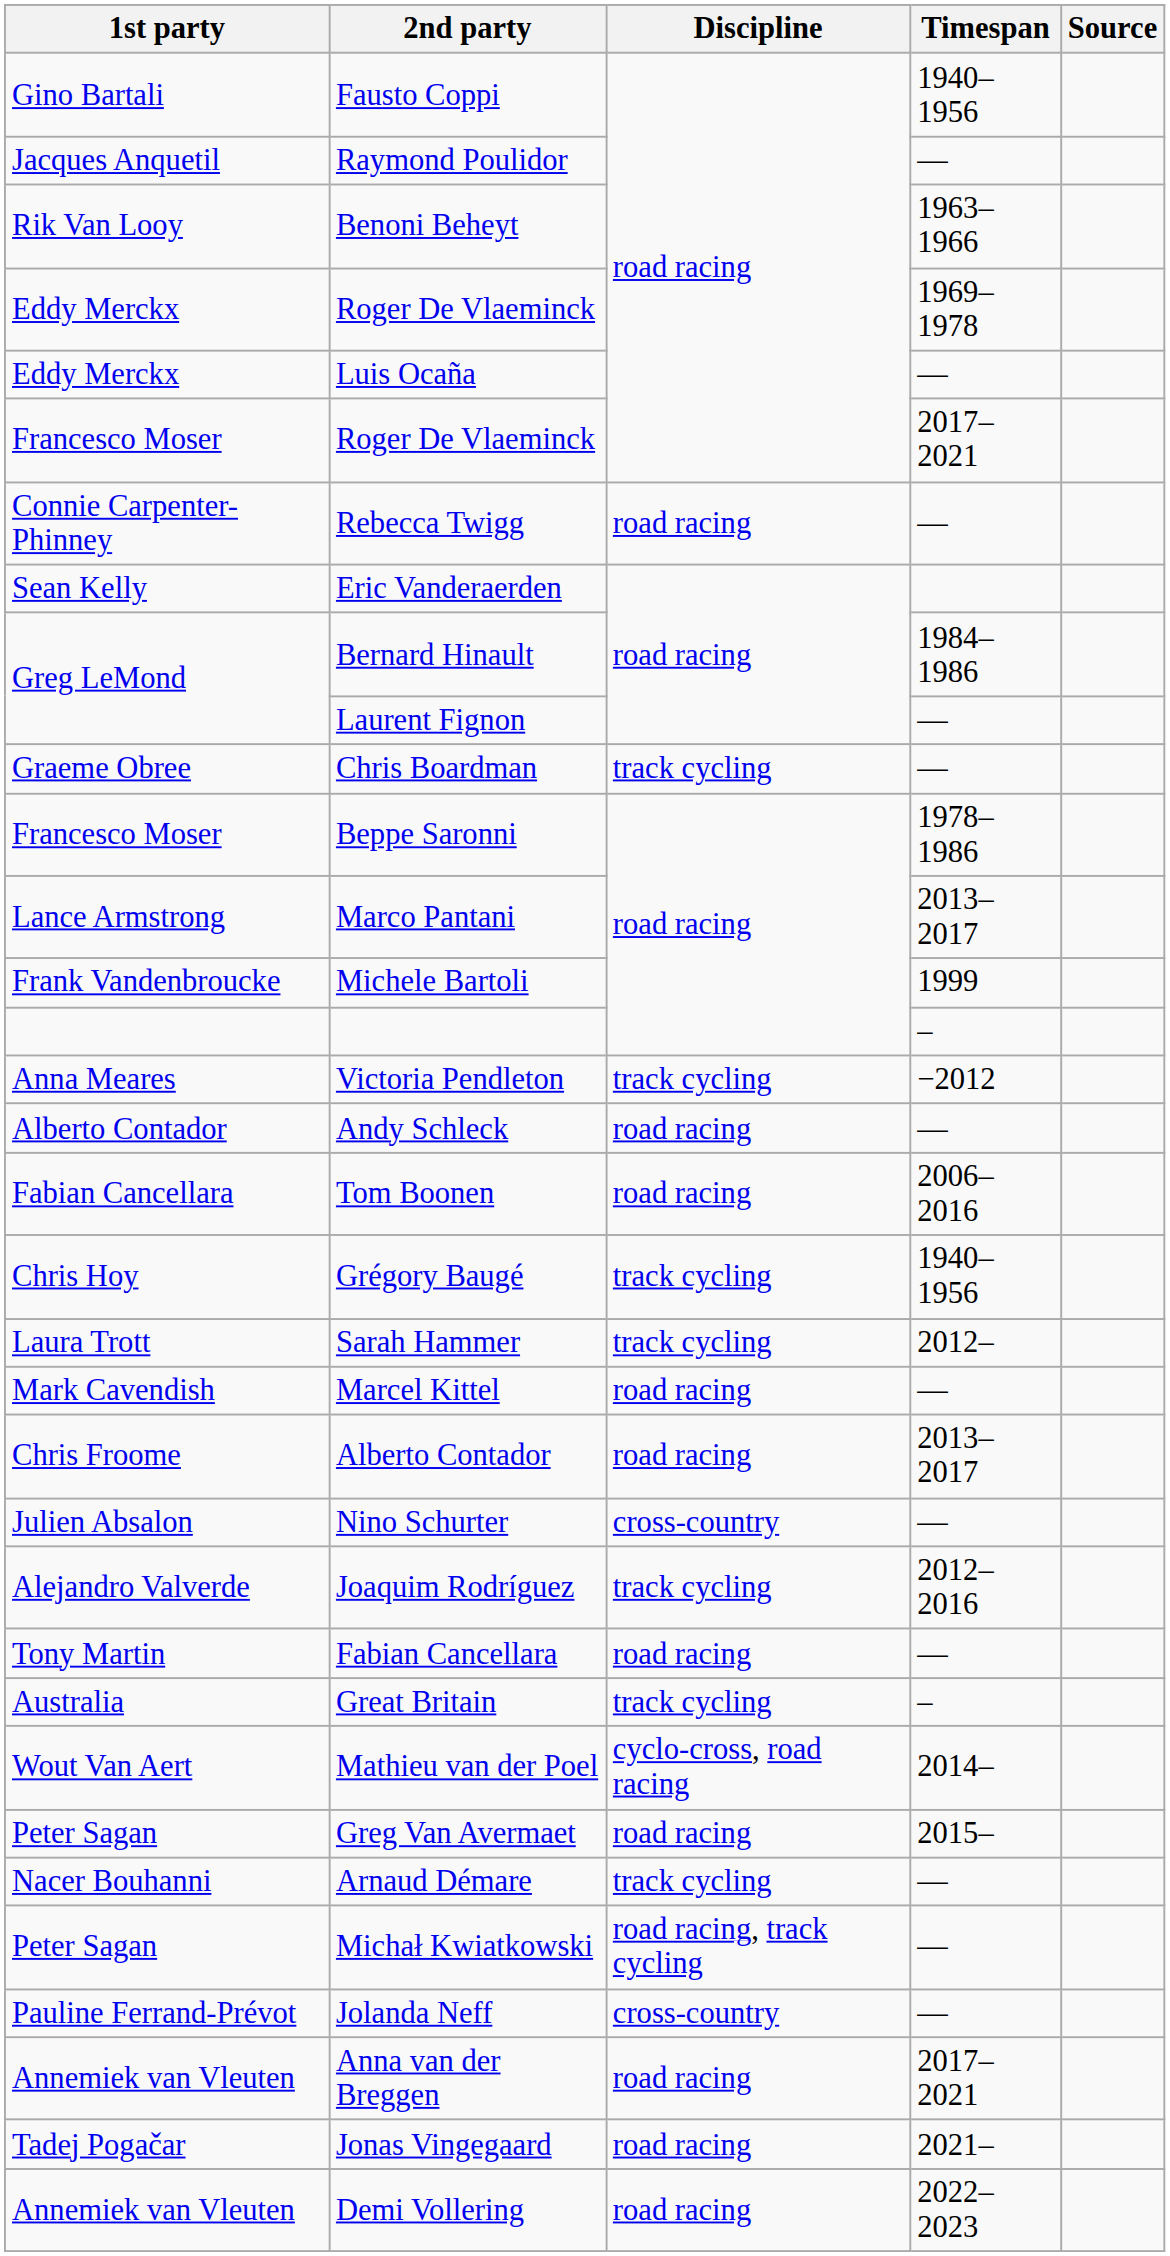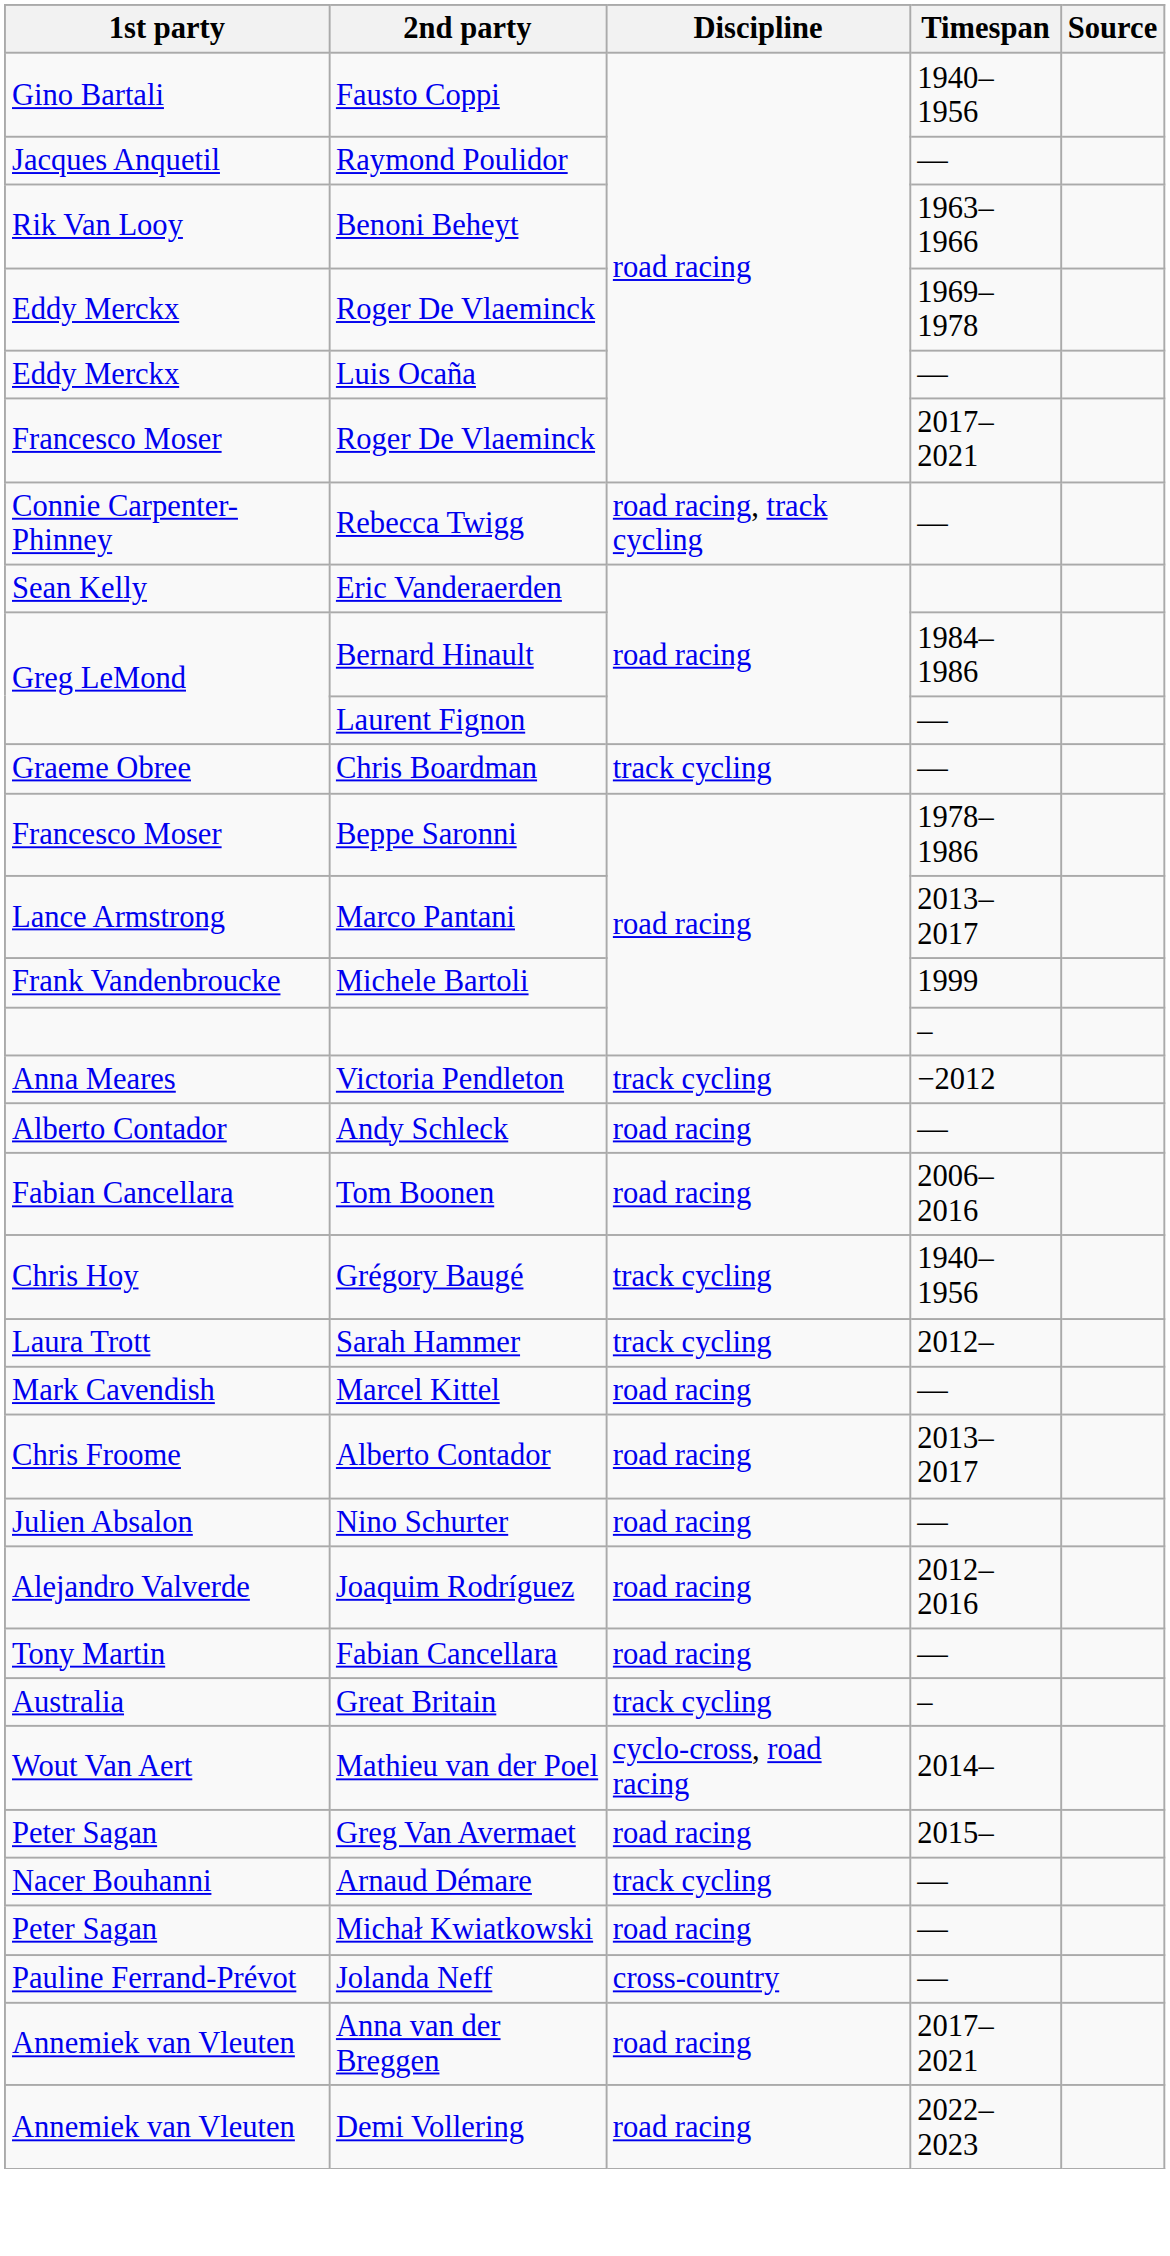(682, 522) road racing -> (720, 522) road racing, track cycling
(696, 1521) cross-country -> (682, 1521) road racing
(692, 1587) track cycling -> (682, 1587) road racing
(720, 1946) road racing, track cycling -> (682, 1929) road racing
- row: (99, 2143)
